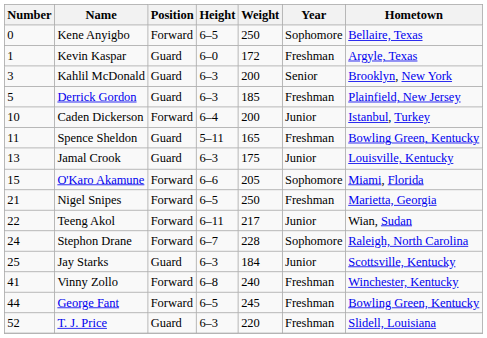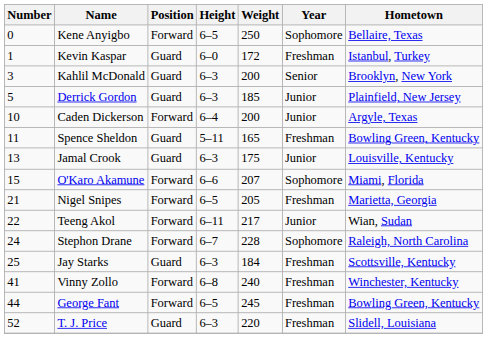(383, 56) Argyle, Texas -> (389, 56) Istanbul, Turkey
(310, 97) Freshman -> (301, 97) Junior
(389, 117) Istanbul, Turkey -> (383, 117) Argyle, Texas
(250, 179) 205 -> (250, 179) 207
(250, 199) 250 -> (250, 199) 205
(301, 261) Junior -> (310, 261) Freshman
